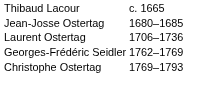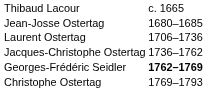+ row: (75, 53)
(156, 53) normal -> (176, 68) bold
